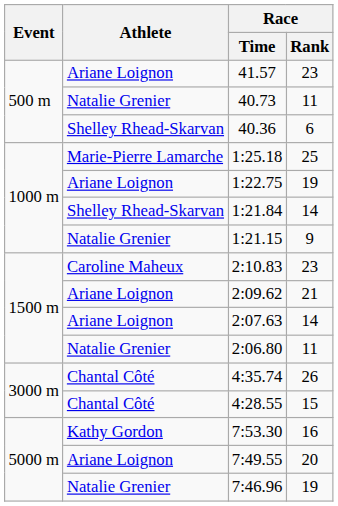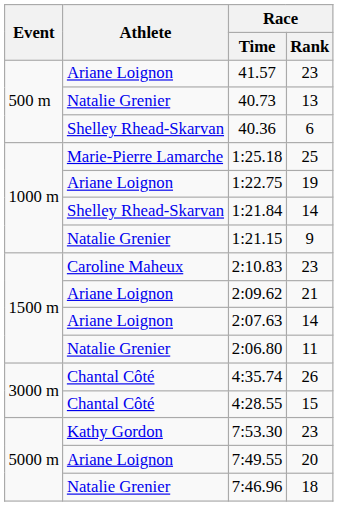(310, 101) 11 -> (310, 101) 13
(310, 431) 16 -> (310, 431) 23
(310, 487) 19 -> (310, 487) 18
